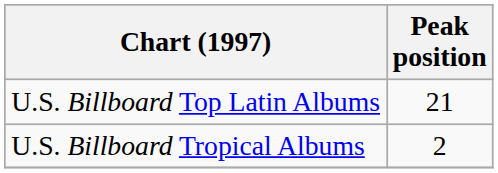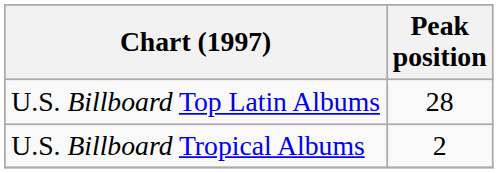(440, 101) 21 -> (440, 101) 28
